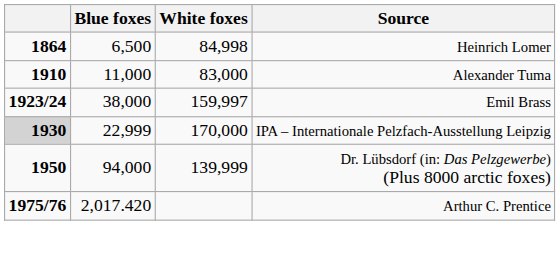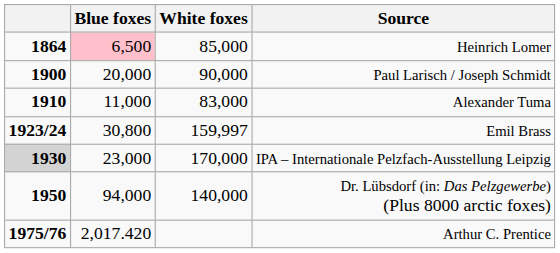(131, 46) no background -> (131, 46) pink background
(224, 46) 84,998 -> (224, 46) 85,000
+ row: (462, 75)
(127, 102) 38,000 -> (127, 130) 30,800
(127, 130) 22,999 -> (127, 158) 23,000
(219, 167) 139,999 -> (219, 195) 140,000
